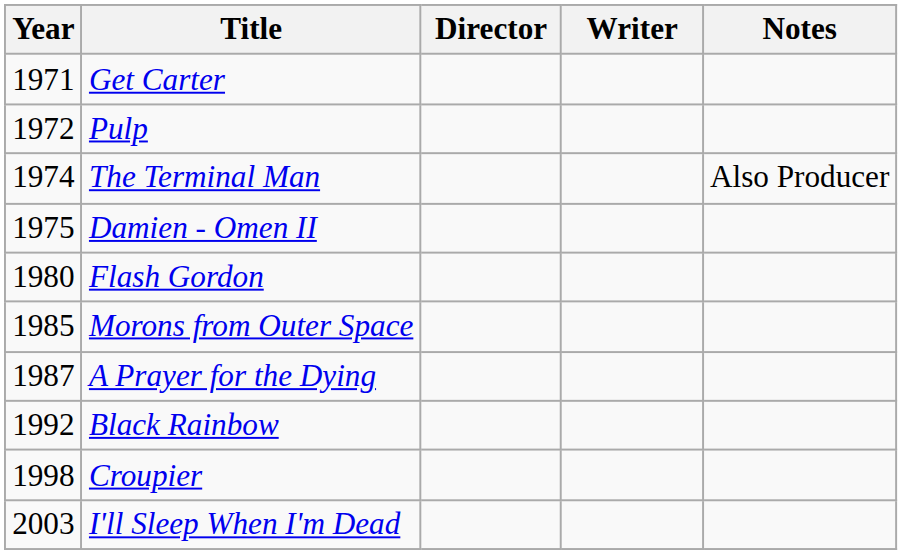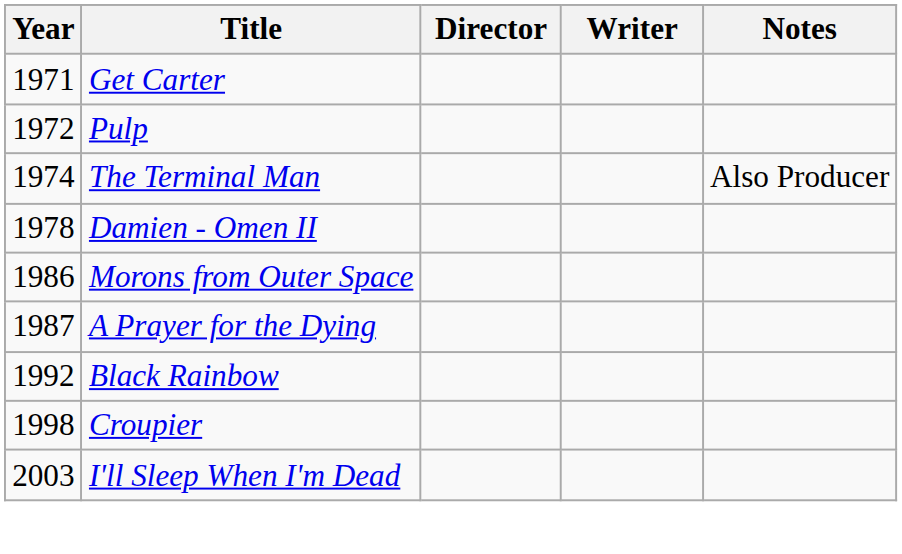(43, 227) 1975 -> (43, 227) 1978
- row: (176, 276)
(43, 326) 1985 -> (43, 276) 1986
